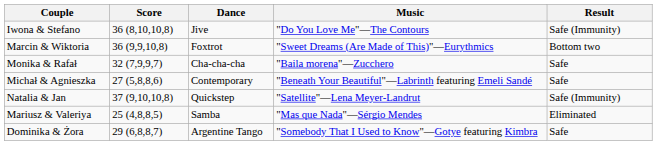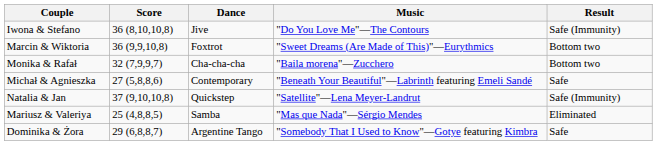(559, 64) Safe -> (575, 64) Bottom two
